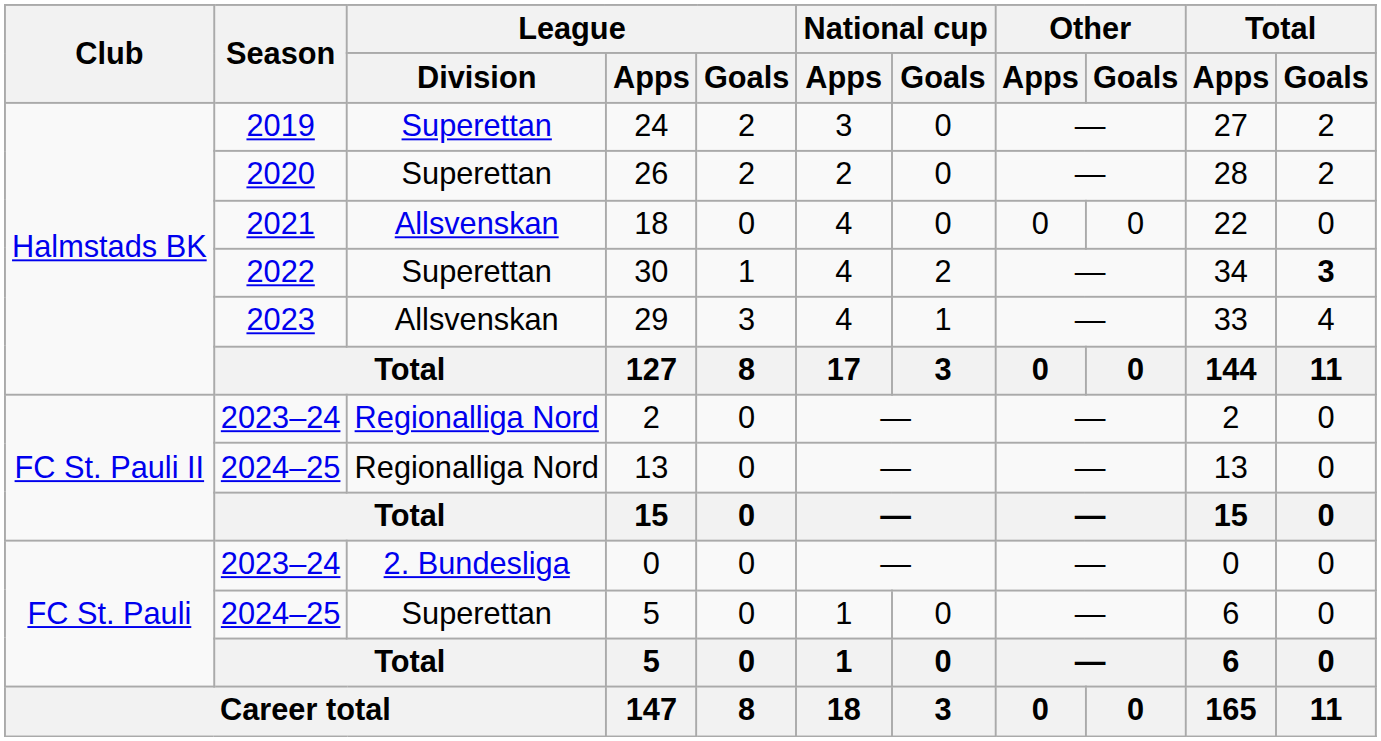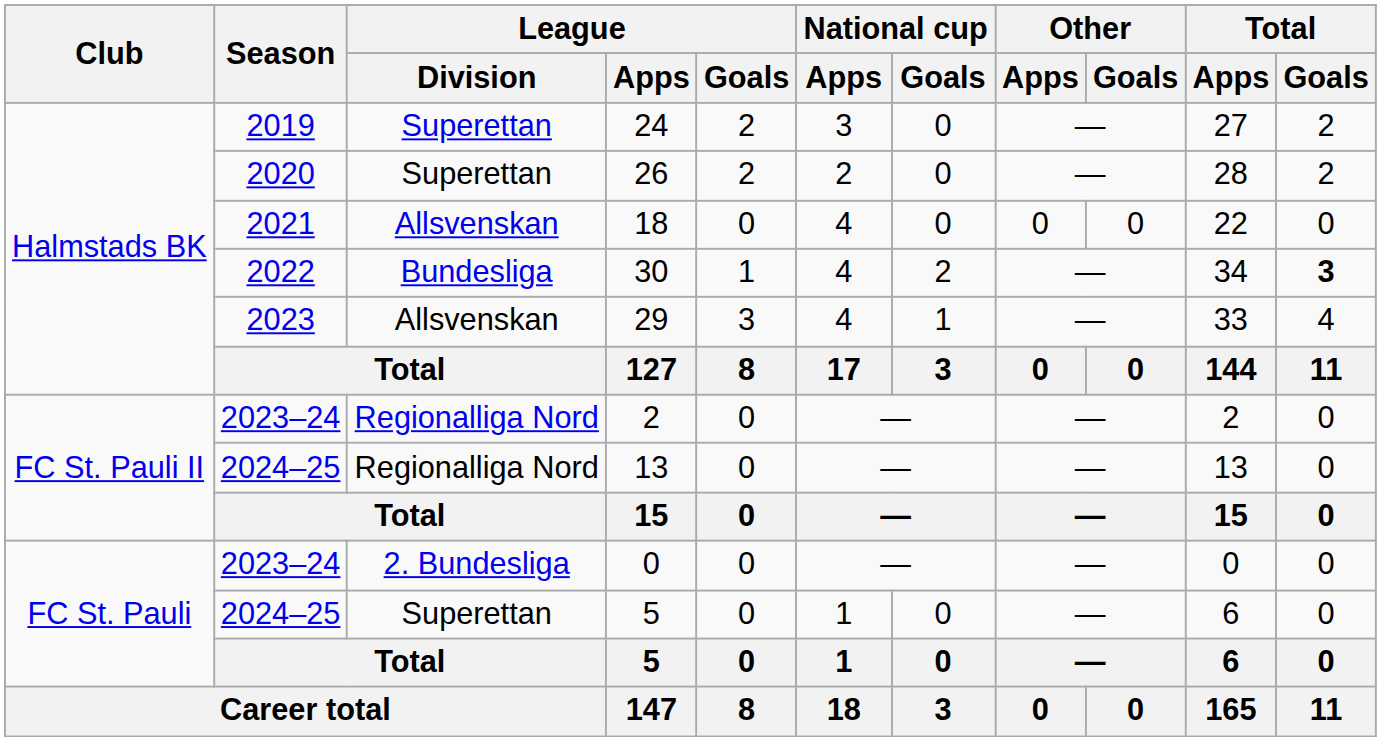(477, 272) Superettan -> (477, 272) Bundesliga
